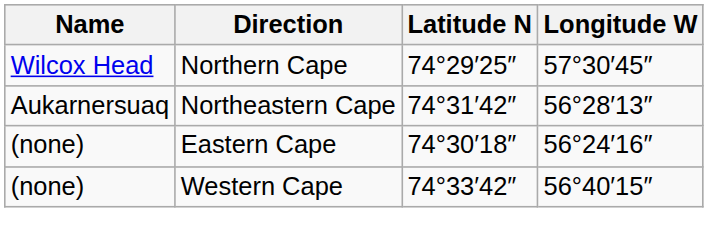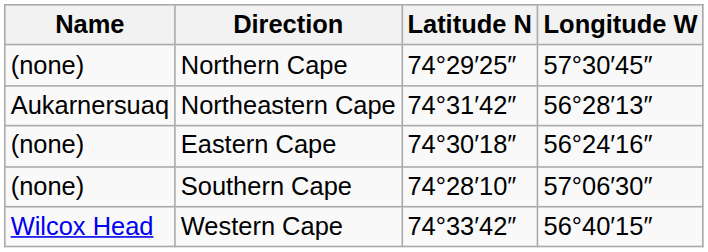(82, 65) Wilcox Head -> (47, 65) (none)
+ row: (266, 186)
(47, 186) (none) -> (82, 226) Wilcox Head
